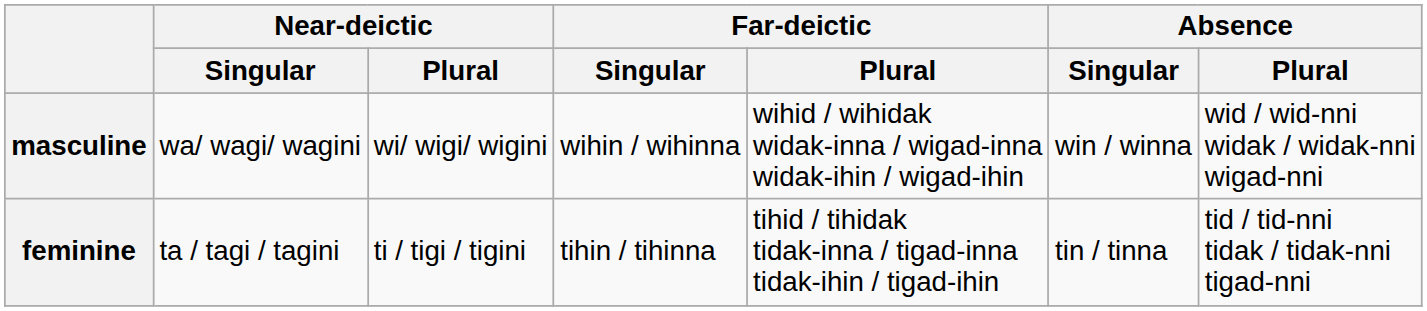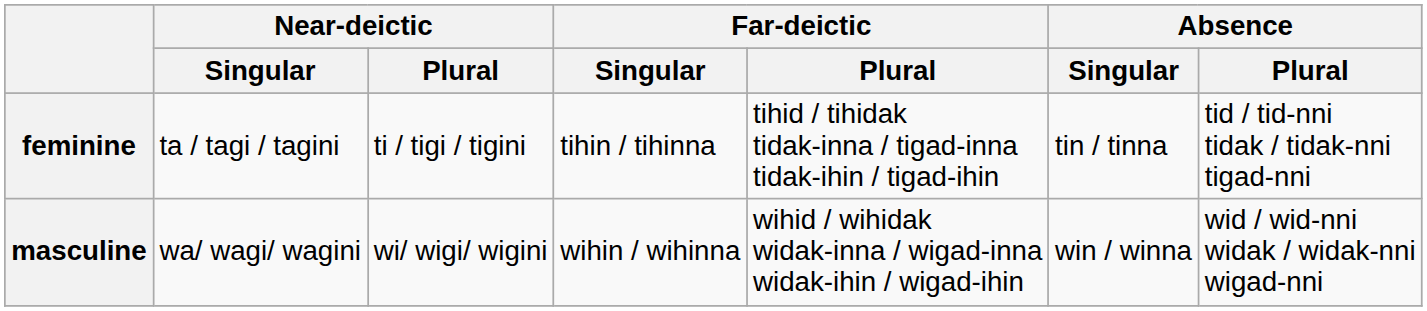rows swapped: (79, 145) <-> (79, 251)
